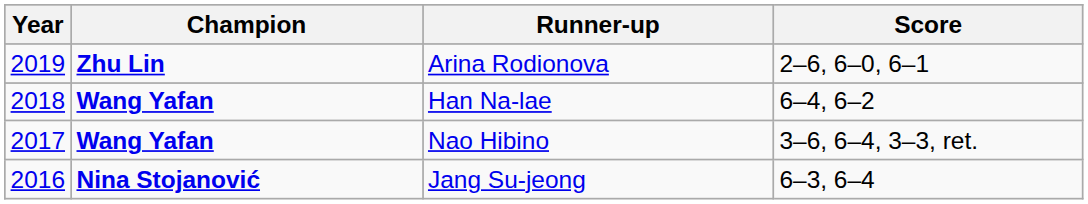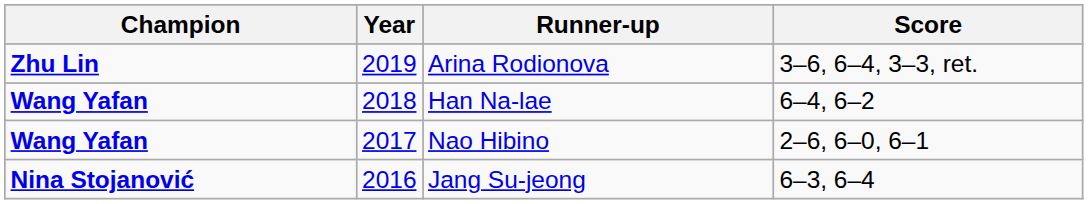columns swapped: (38, 25) <-> (246, 25)
(854, 63) 2–6, 6–0, 6–1 -> (879, 63) 3–6, 6–4, 3–3, ret.
(879, 141) 3–6, 6–4, 3–3, ret. -> (854, 141) 2–6, 6–0, 6–1
